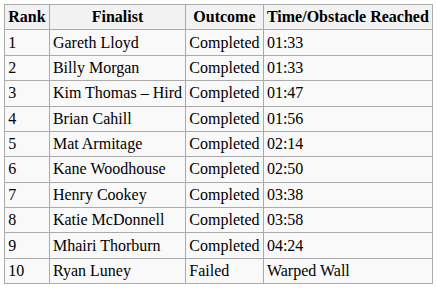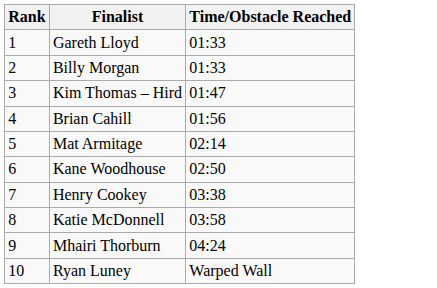- column: (224, 17)
